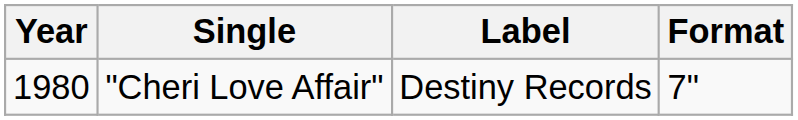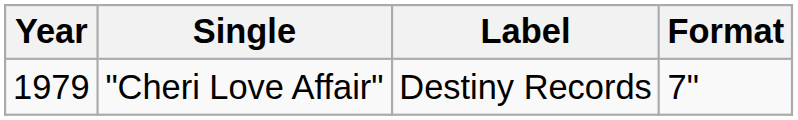(51, 86) 1980 -> (51, 86) 1979
